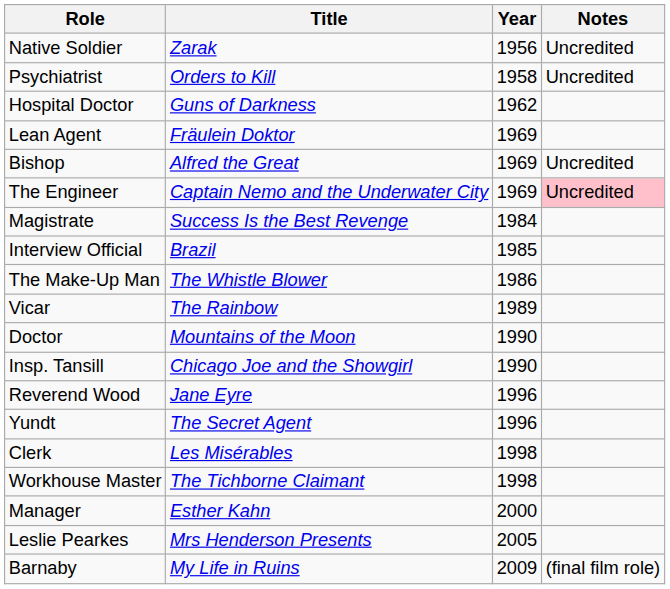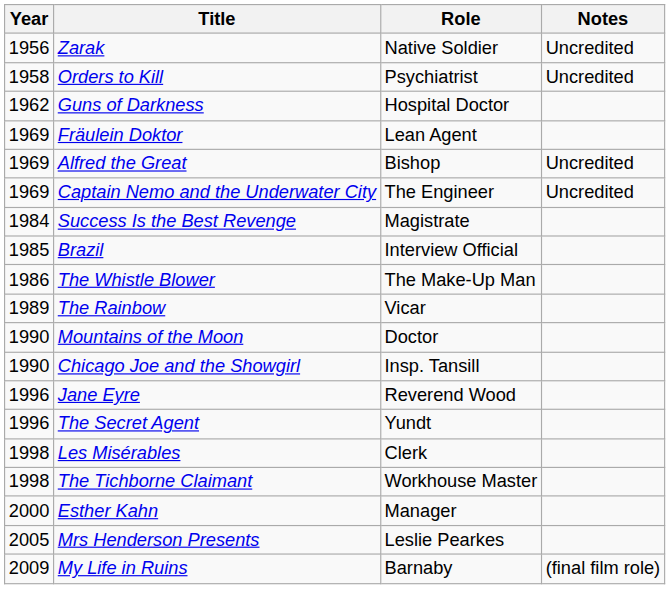columns swapped: (517, 18) <-> (85, 18)
(590, 192) pink background -> (590, 192) no background
